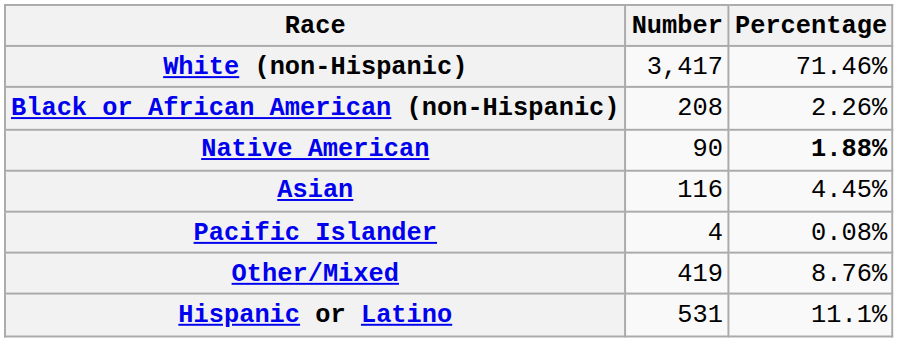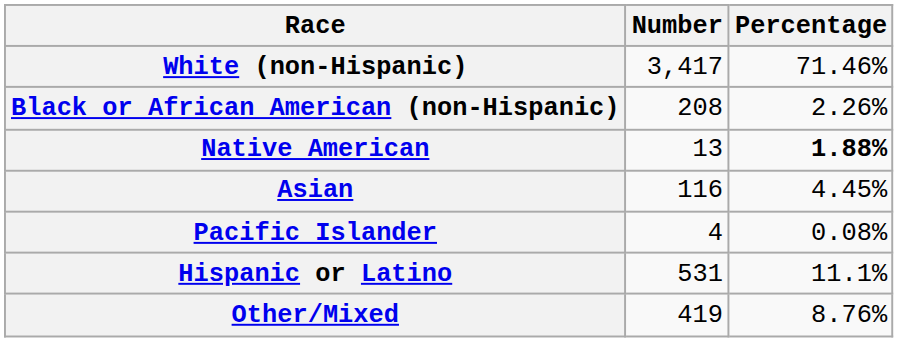(708, 150) 90 -> (708, 150) 13
rows swapped: (315, 274) <-> (315, 315)
